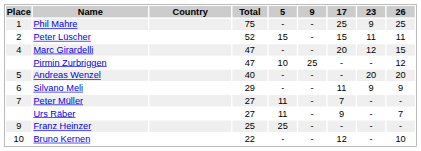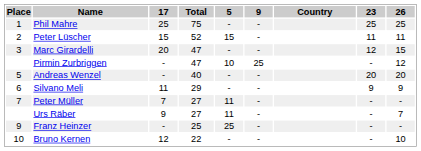columns swapped: (190, 12) <-> (342, 12)
(371, 24) 9 -> (371, 24) 25
(19, 50) 4 -> (19, 50) 3
